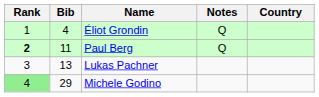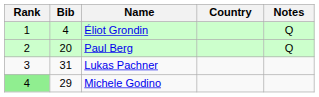columns swapped: (281, 13) <-> (222, 13)
(27, 48) bold -> (27, 48) normal
(66, 48) 11 -> (66, 48) 20
(66, 65) 13 -> (66, 65) 31
